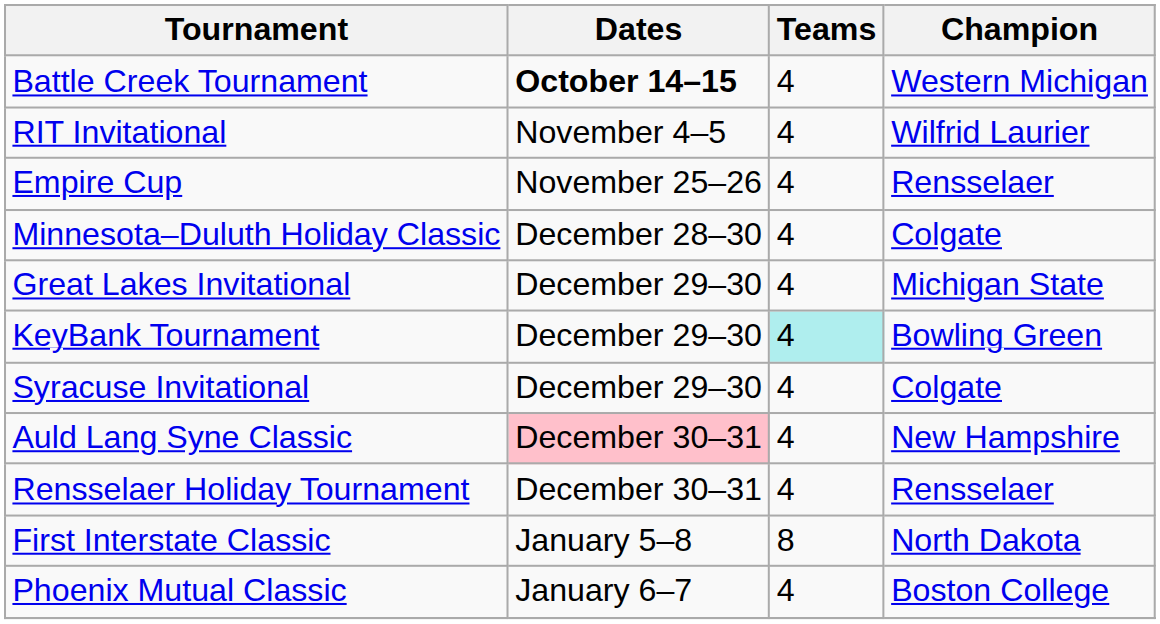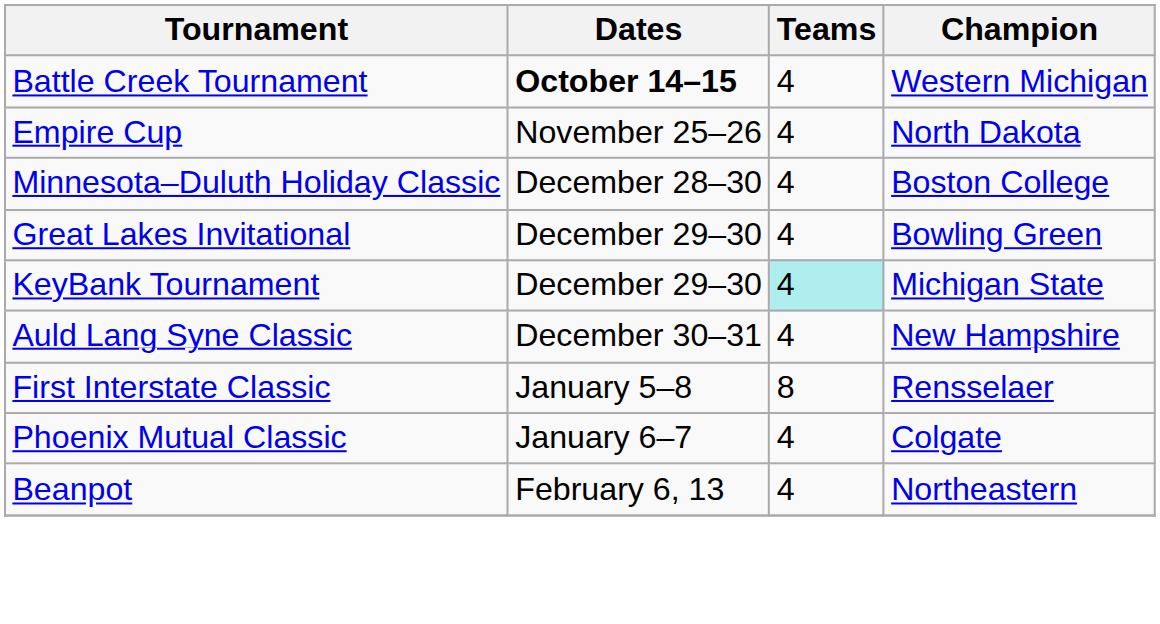- row: (119, 132)
(972, 183) Rensselaer -> (986, 132) North Dakota
(947, 234) Colgate -> (1000, 183) Boston College
(998, 285) Michigan State -> (997, 234) Bowling Green
(997, 336) Bowling Green -> (998, 285) Michigan State
- row: (161, 387)
(639, 438) pink background -> (639, 336) no background
- row: (241, 489)
(986, 540) North Dakota -> (972, 387) Rensselaer
(1000, 591) Boston College -> (947, 438) Colgate
+ row: (72, 489)
